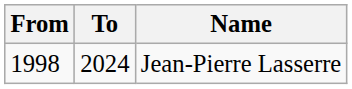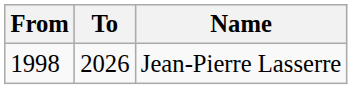(105, 63) 2024 -> (105, 63) 2026
